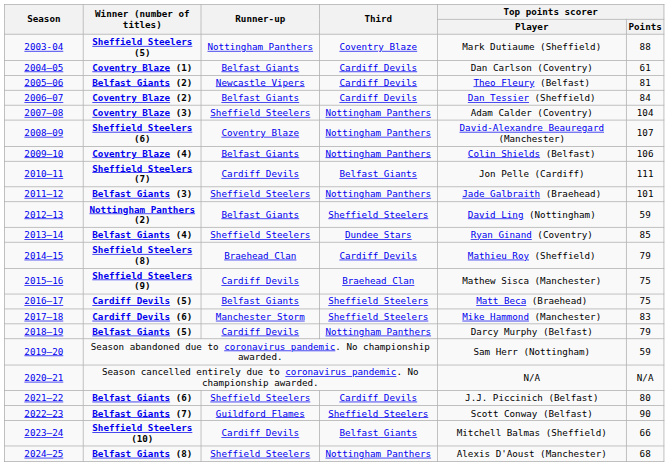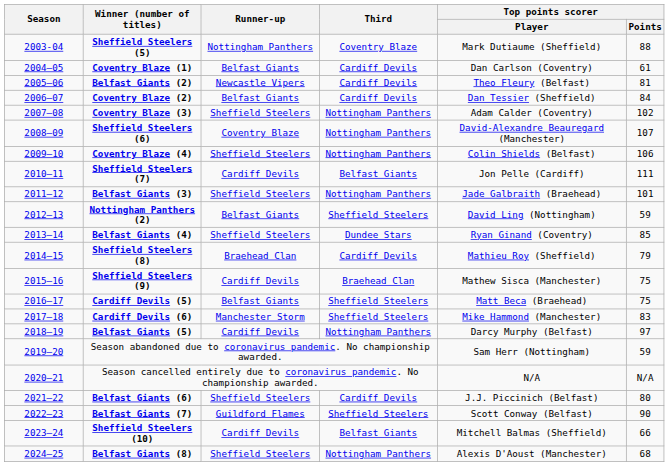(645, 113) 104 -> (645, 113) 102
(260, 154) Belfast Giants -> (260, 154) Sheffield Steelers
(645, 332) 79 -> (645, 332) 97
